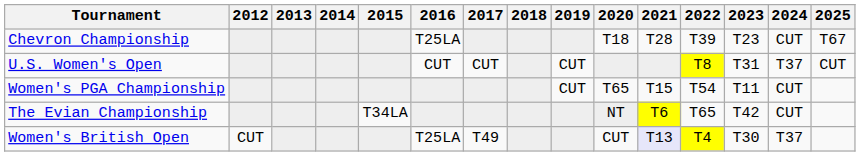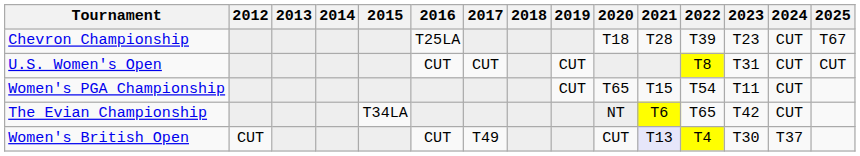(789, 66) T37 -> (789, 66) CUT
(438, 139) T25LA -> (438, 139) CUT
